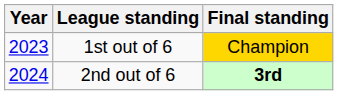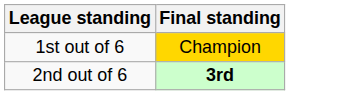- column: (29, 18)
